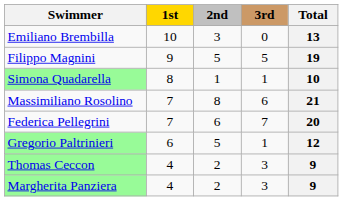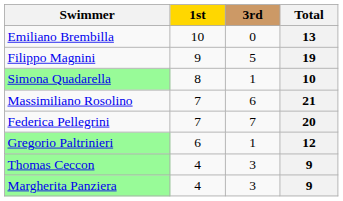- column: (217, 15)
